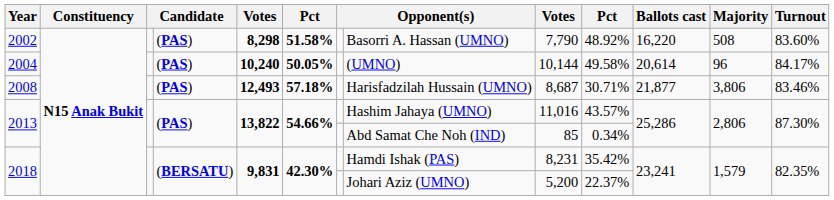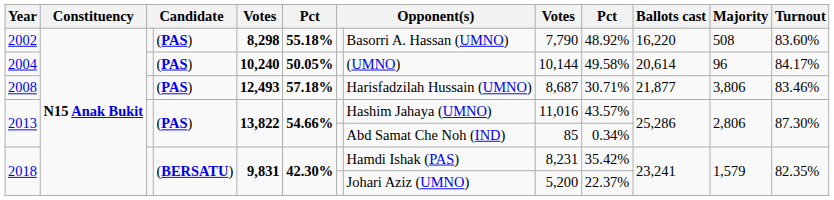(310, 40) 51.58% -> (310, 40) 55.18%
